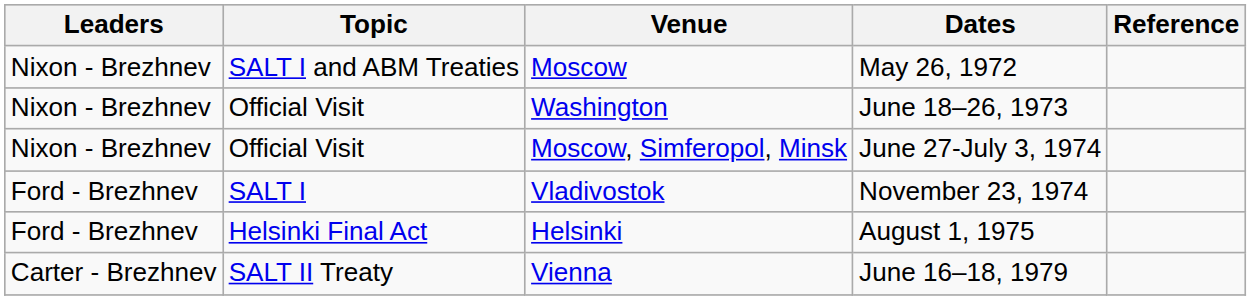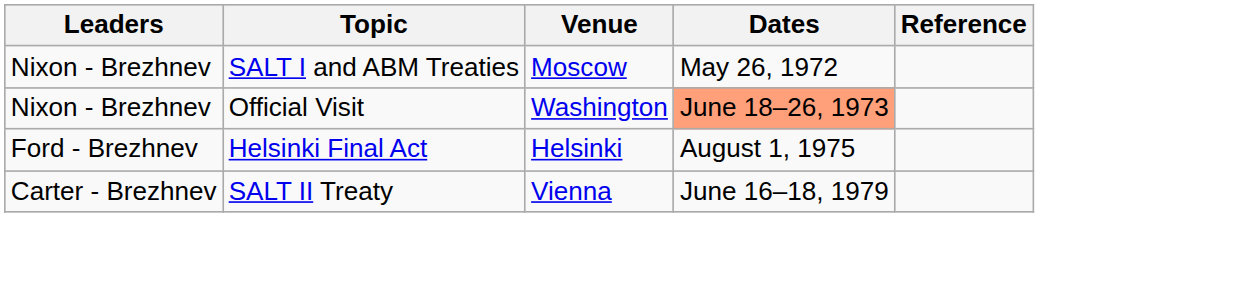(964, 107) no background -> (784, 107) lightsalmon background
- row: (689, 149)
- row: (598, 190)
